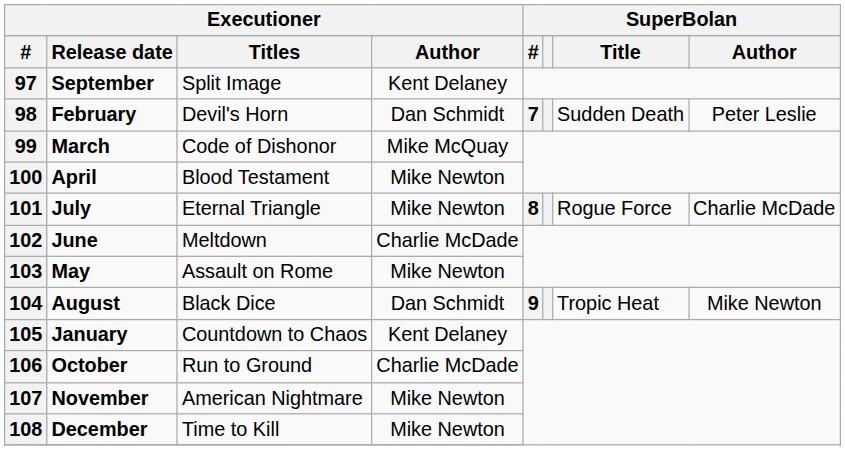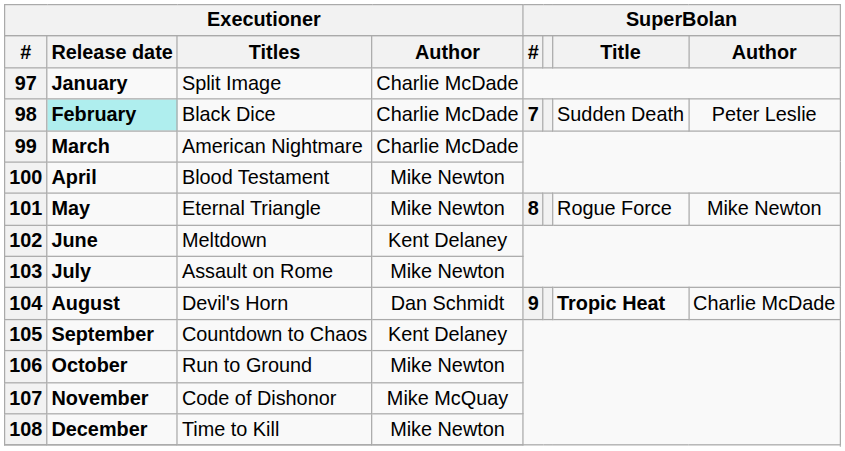(103, 83) September -> (90, 83) January
(447, 83) Kent Delaney -> (447, 83) Charlie McDade
(94, 114) no background -> (94, 114) paleturquoise background
(235, 114) Devil's Horn -> (229, 114) Black Dice
(447, 114) Dan Schmidt -> (447, 114) Charlie McDade
(259, 146) Code of Dishonor -> (272, 146) American Nightmare
(447, 146) Mike McQuay -> (447, 146) Charlie McDade
(71, 209) July -> (71, 209) May
(764, 209) Charlie McDade -> (764, 209) Mike Newton
(447, 240) Charlie McDade -> (447, 240) Kent Delaney
(71, 271) May -> (71, 271) July
(229, 303) Black Dice -> (235, 303) Devil's Horn
(608, 303) normal -> (611, 303) bold
(764, 303) Mike Newton -> (764, 303) Charlie McDade
(90, 334) January -> (103, 334) September
(447, 366) Charlie McDade -> (447, 366) Mike Newton
(272, 397) American Nightmare -> (259, 397) Code of Dishonor
(447, 397) Mike Newton -> (447, 397) Mike McQuay
